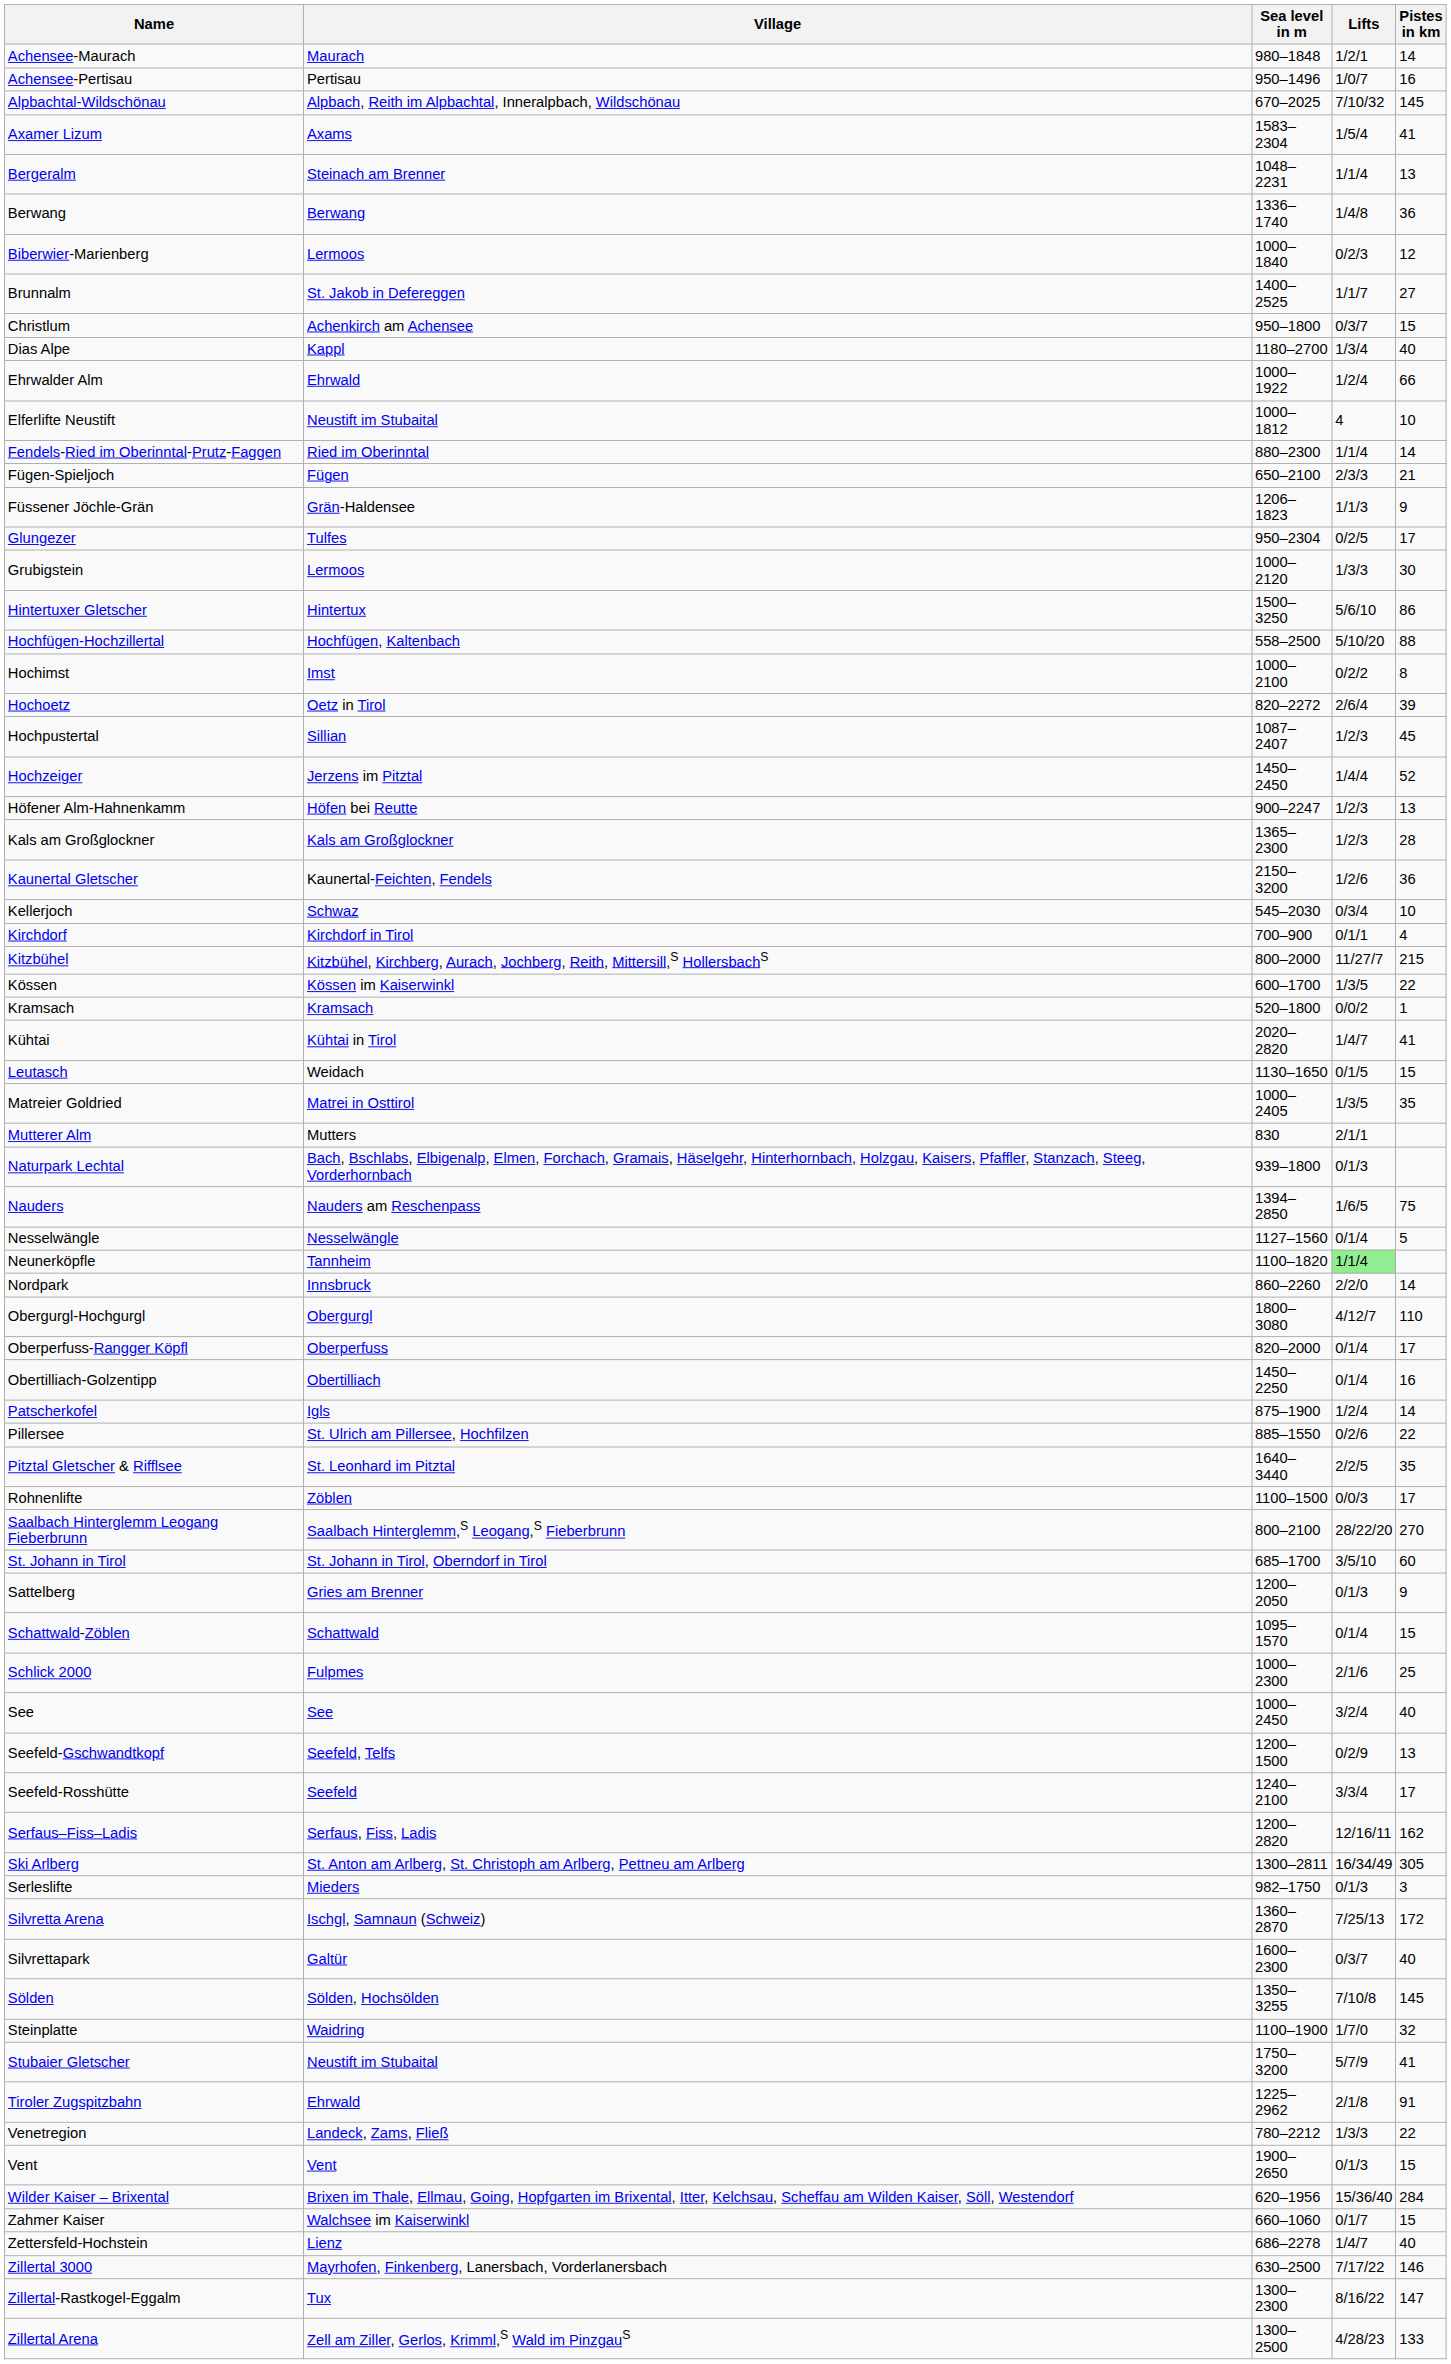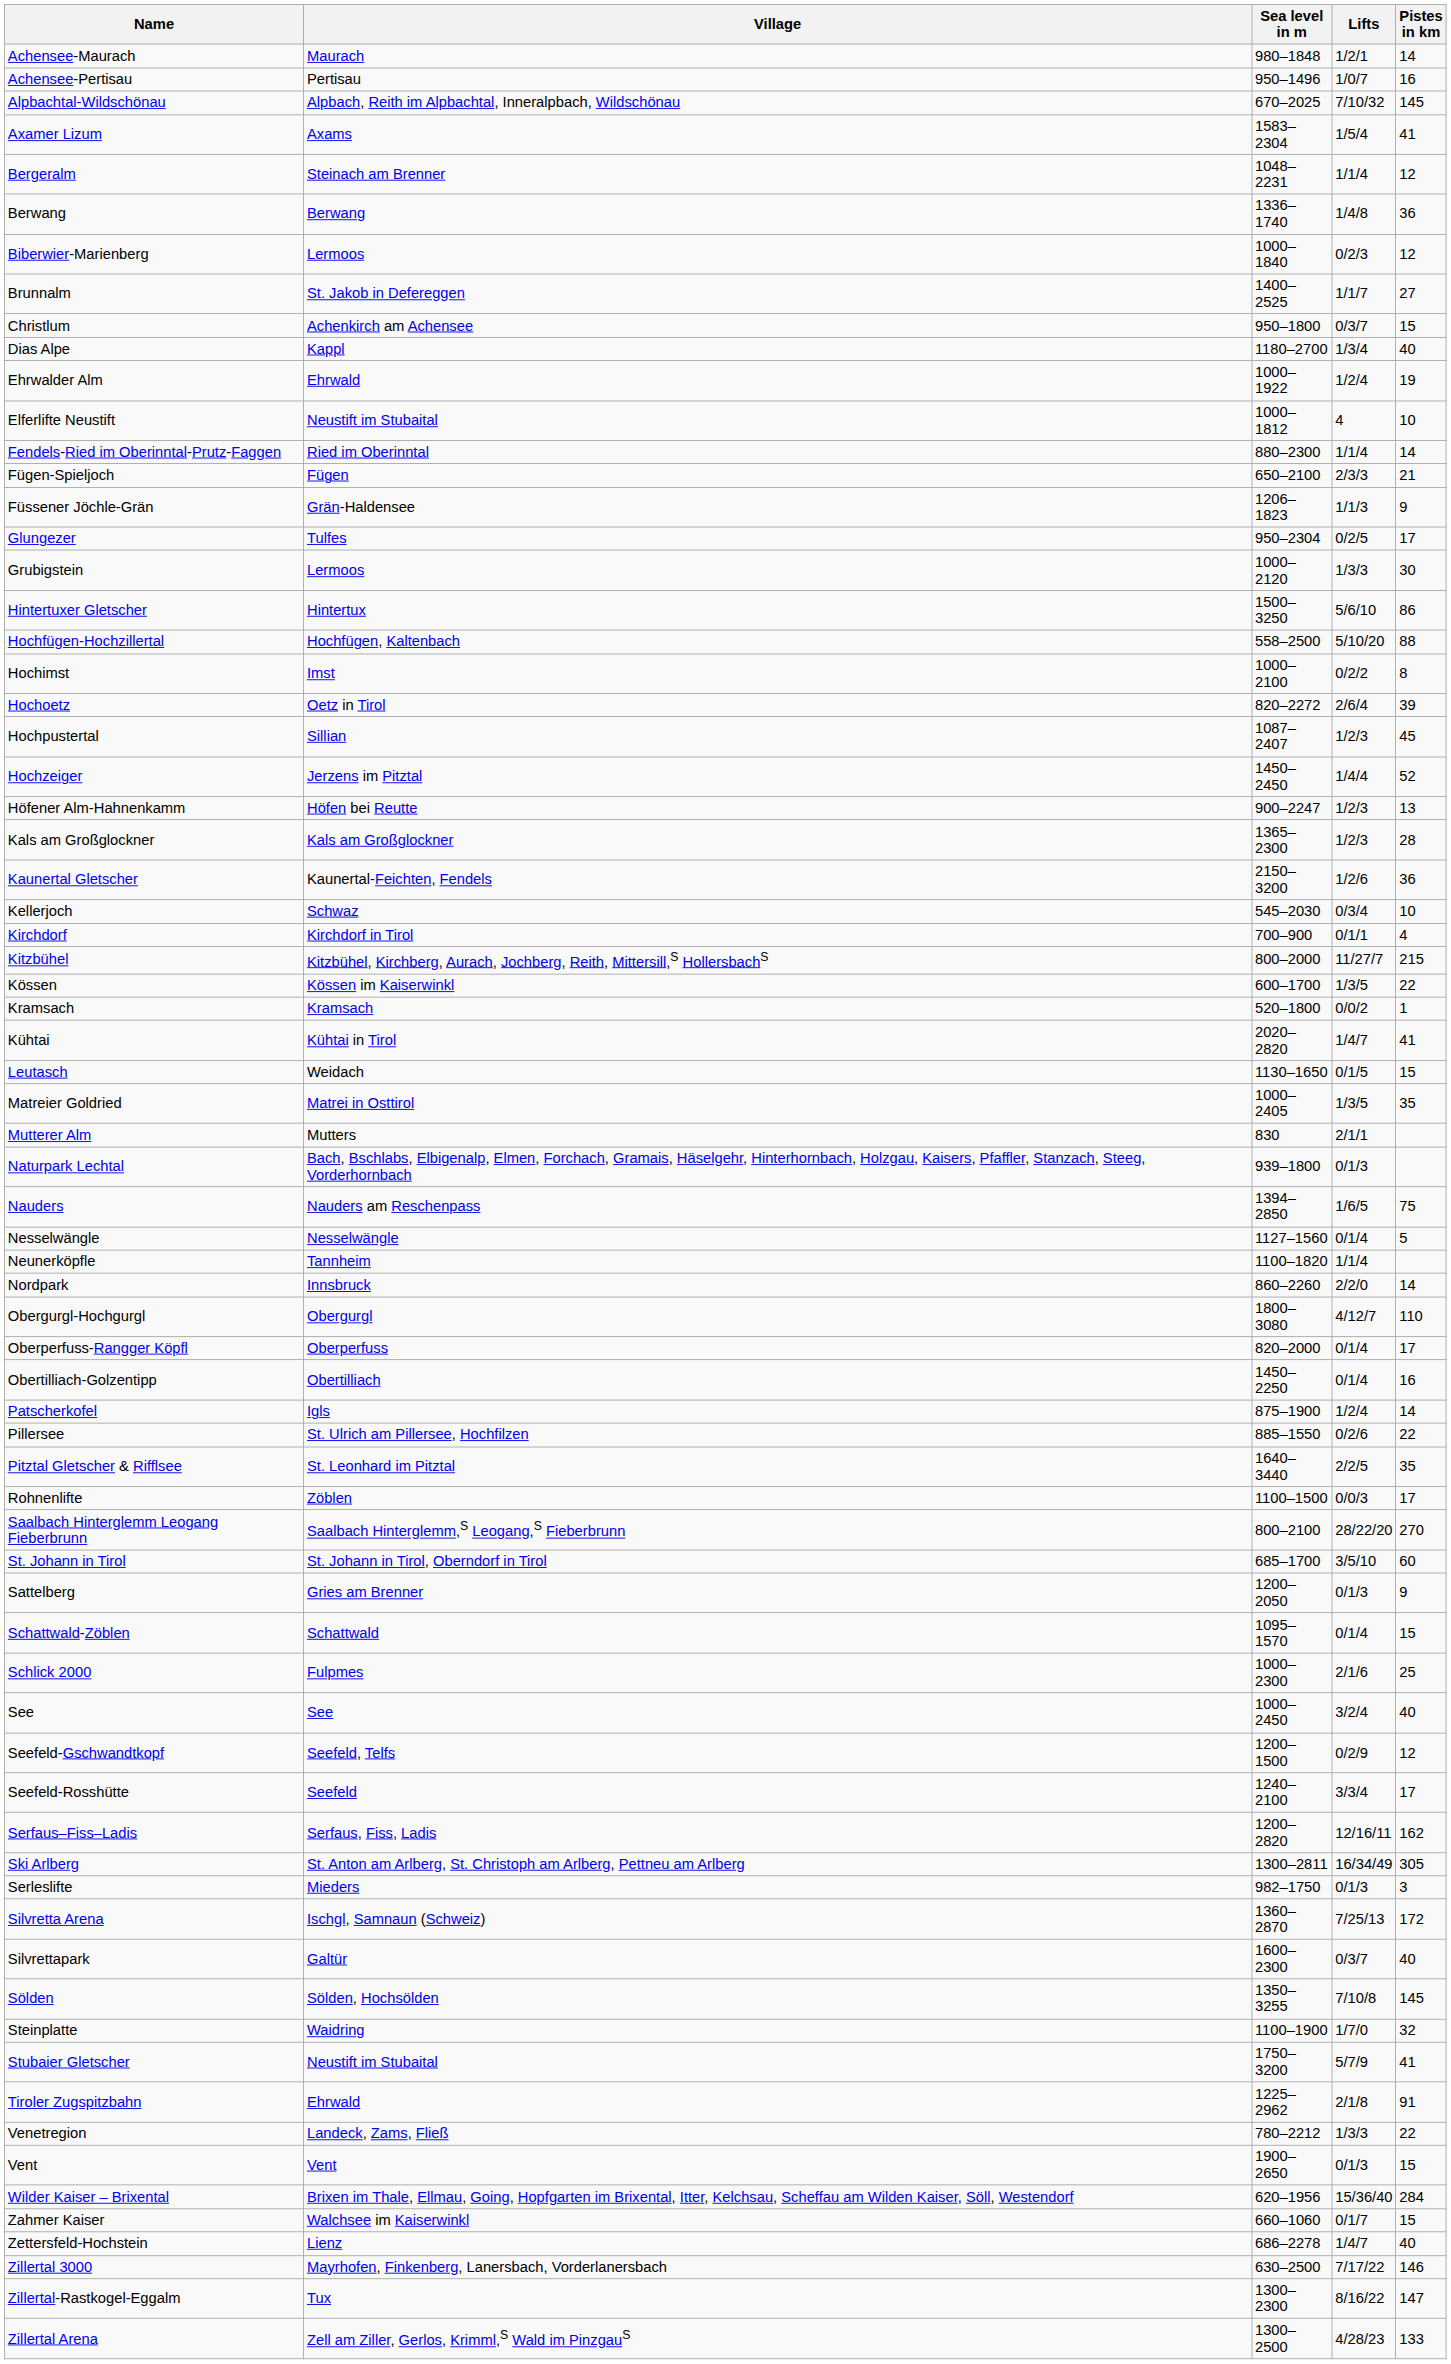(1407, 174) 13 -> (1407, 174) 12
(1407, 380) 66 -> (1407, 380) 19
(1352, 1261) lightgreen background -> (1352, 1261) no background
(1407, 1752) 13 -> (1407, 1752) 12
